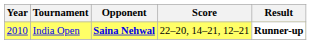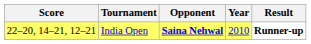columns swapped: (17, 13) <-> (205, 13)
